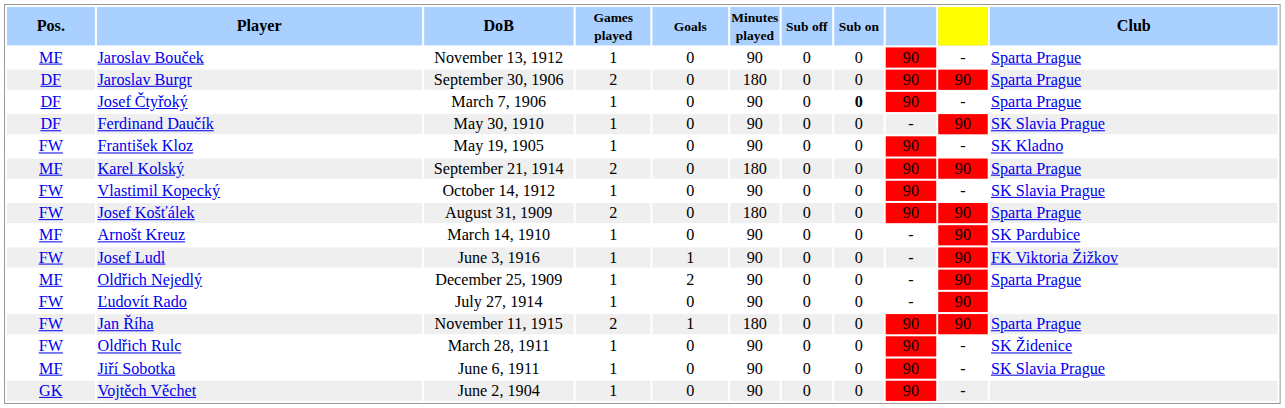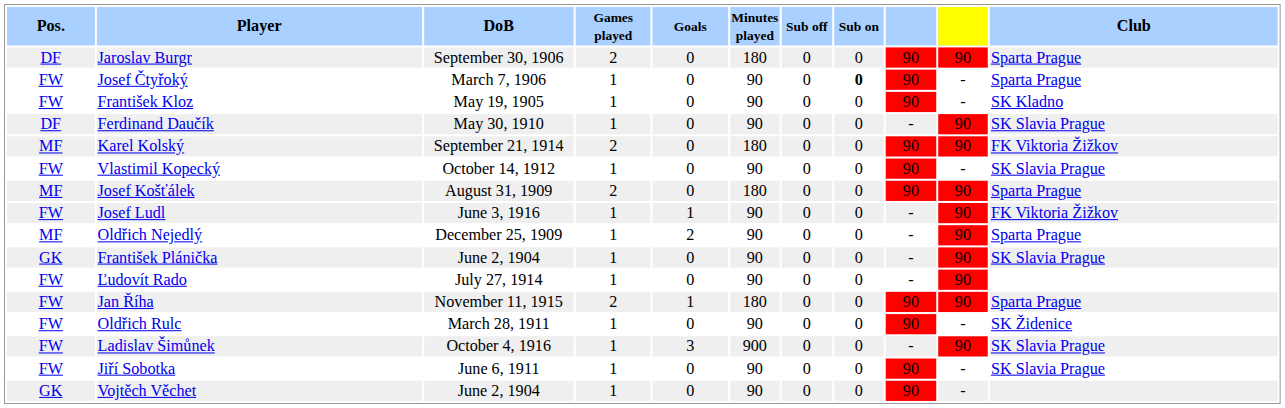- row: (151, 57)
(51, 101) DF -> (51, 79) FW
rows swapped: (156, 124) <-> (145, 146)
(1036, 168) Sparta Prague -> (1055, 146) FK Viktoria Žižkov
(51, 213) FW -> (51, 190) MF
- row: (141, 235)
+ row: (157, 257)
+ row: (156, 346)
(51, 368) MF -> (51, 368) FW
